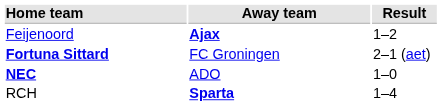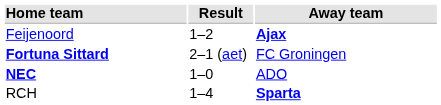columns swapped: (404, 13) <-> (279, 13)
